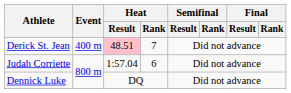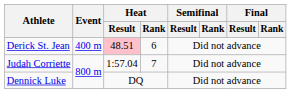(154, 46) 7 -> (154, 46) 6
(154, 63) 6 -> (154, 63) 7
